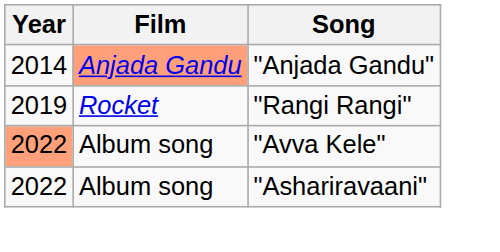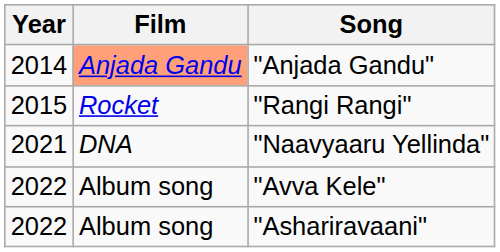(39, 105) 2019 -> (39, 105) 2015
+ row: (371, 145)
(39, 145) lightsalmon background -> (39, 186) no background
